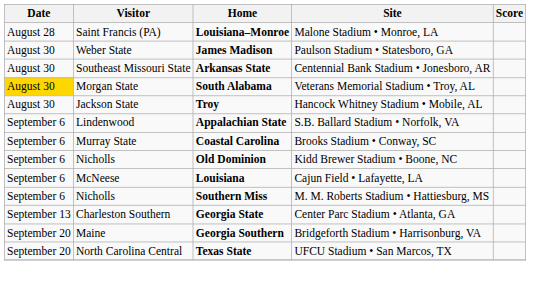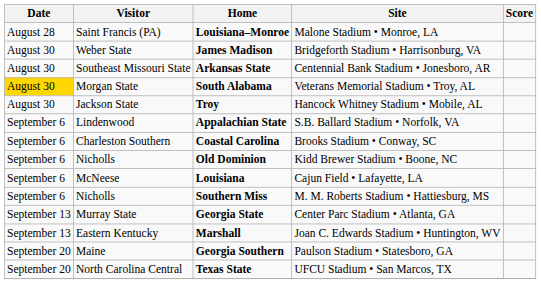(374, 50) Paulson Stadium • Statesboro, GA -> (388, 50) Bridgeforth Stadium • Harrisonburg, VA
(106, 141) Murray State -> (123, 141) Charleston Southern
(123, 214) Charleston Southern -> (106, 214) Murray State
+ row: (218, 232)
(388, 232) Bridgeforth Stadium • Harrisonburg, VA -> (374, 251) Paulson Stadium • Statesboro, GA
